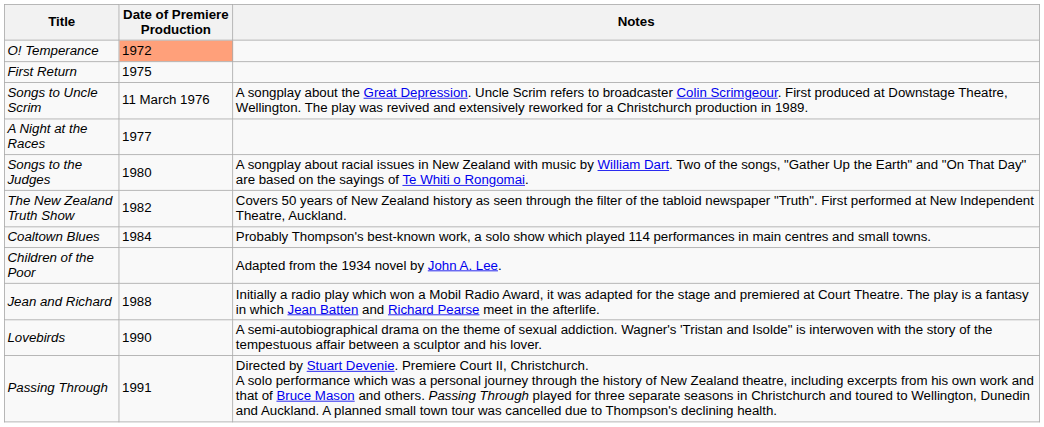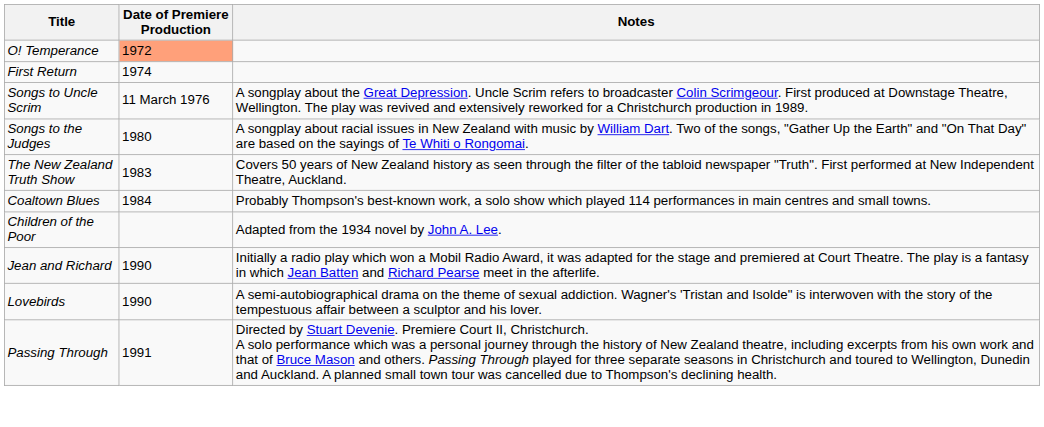(137, 72) 1975 -> (137, 72) 1974
- row: (47, 136)
(137, 208) 1982 -> (137, 172) 1983
(137, 301) 1988 -> (137, 265) 1990
